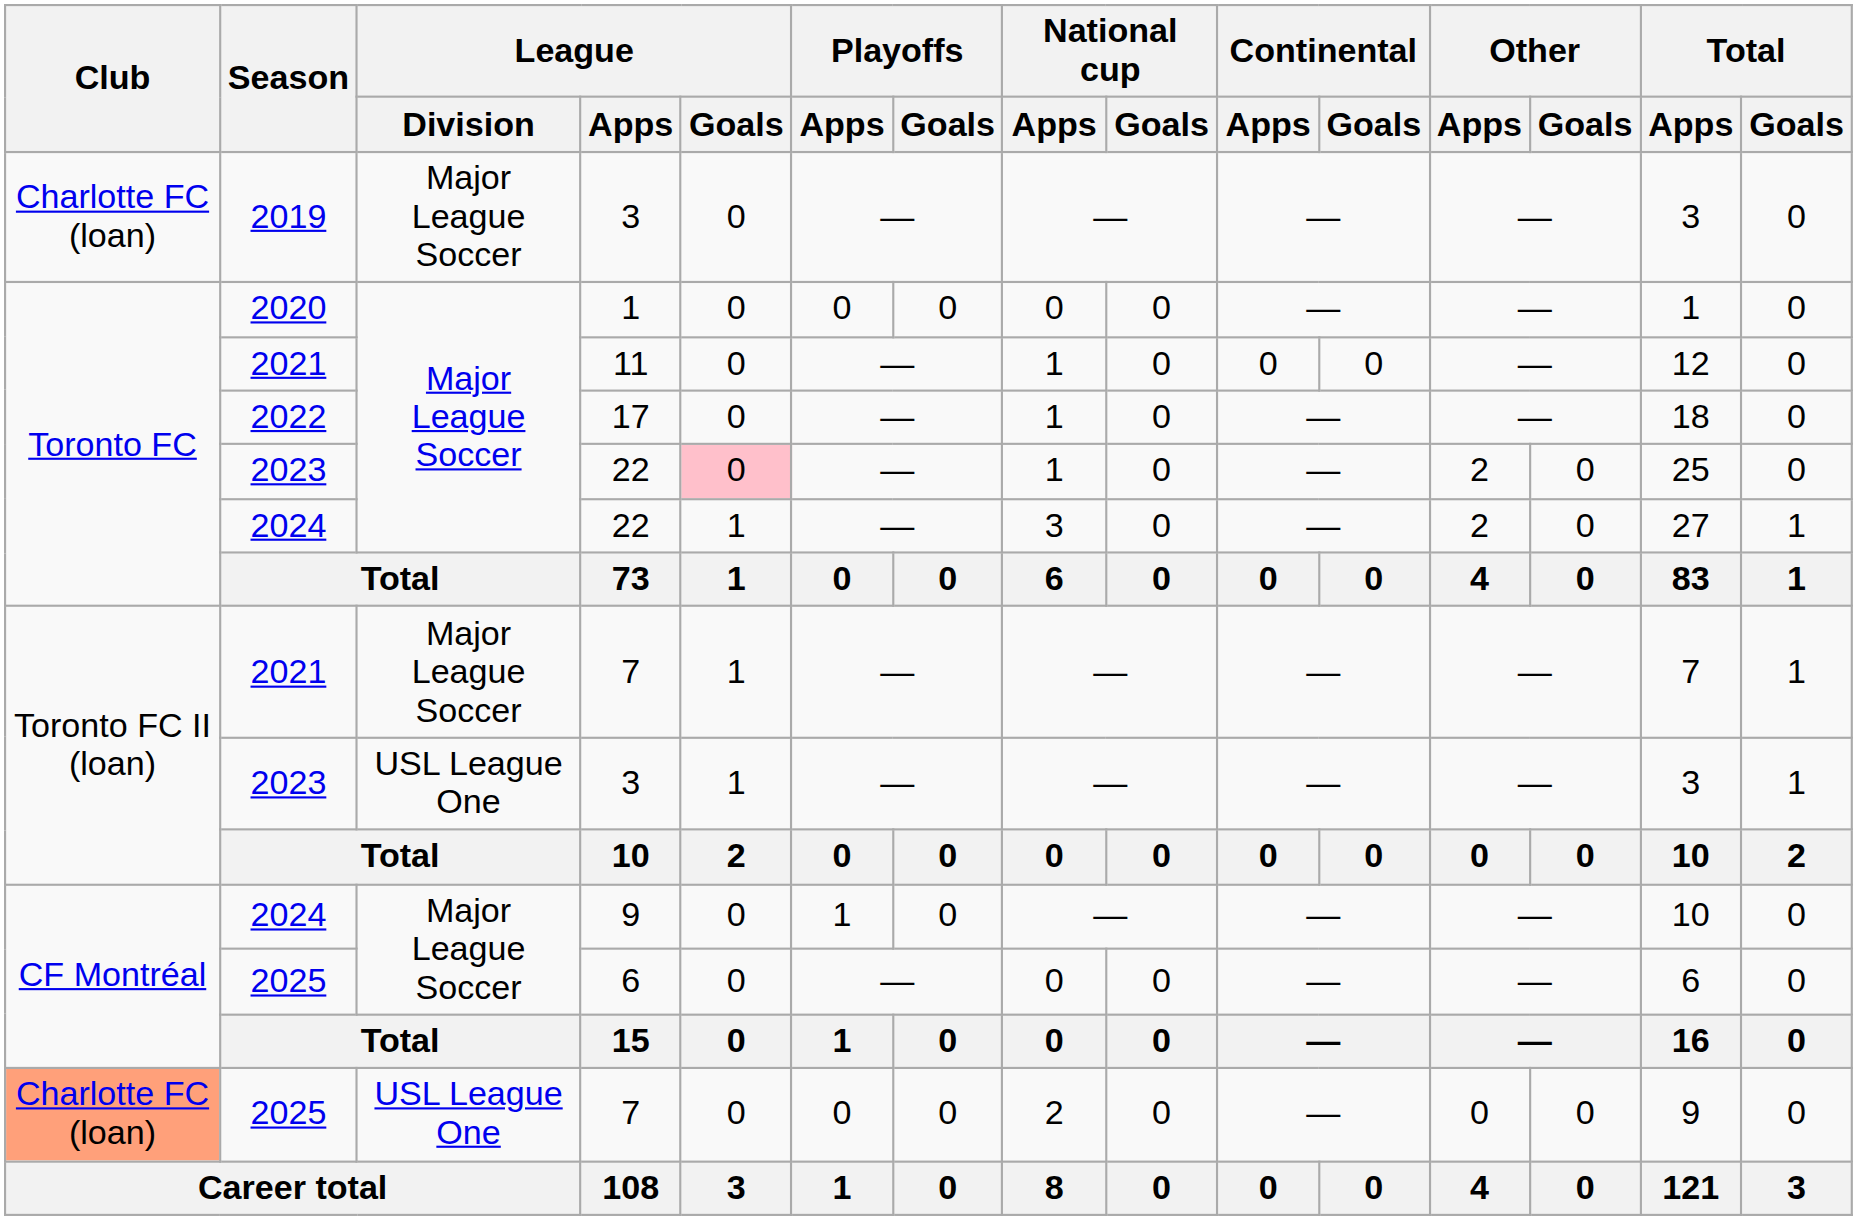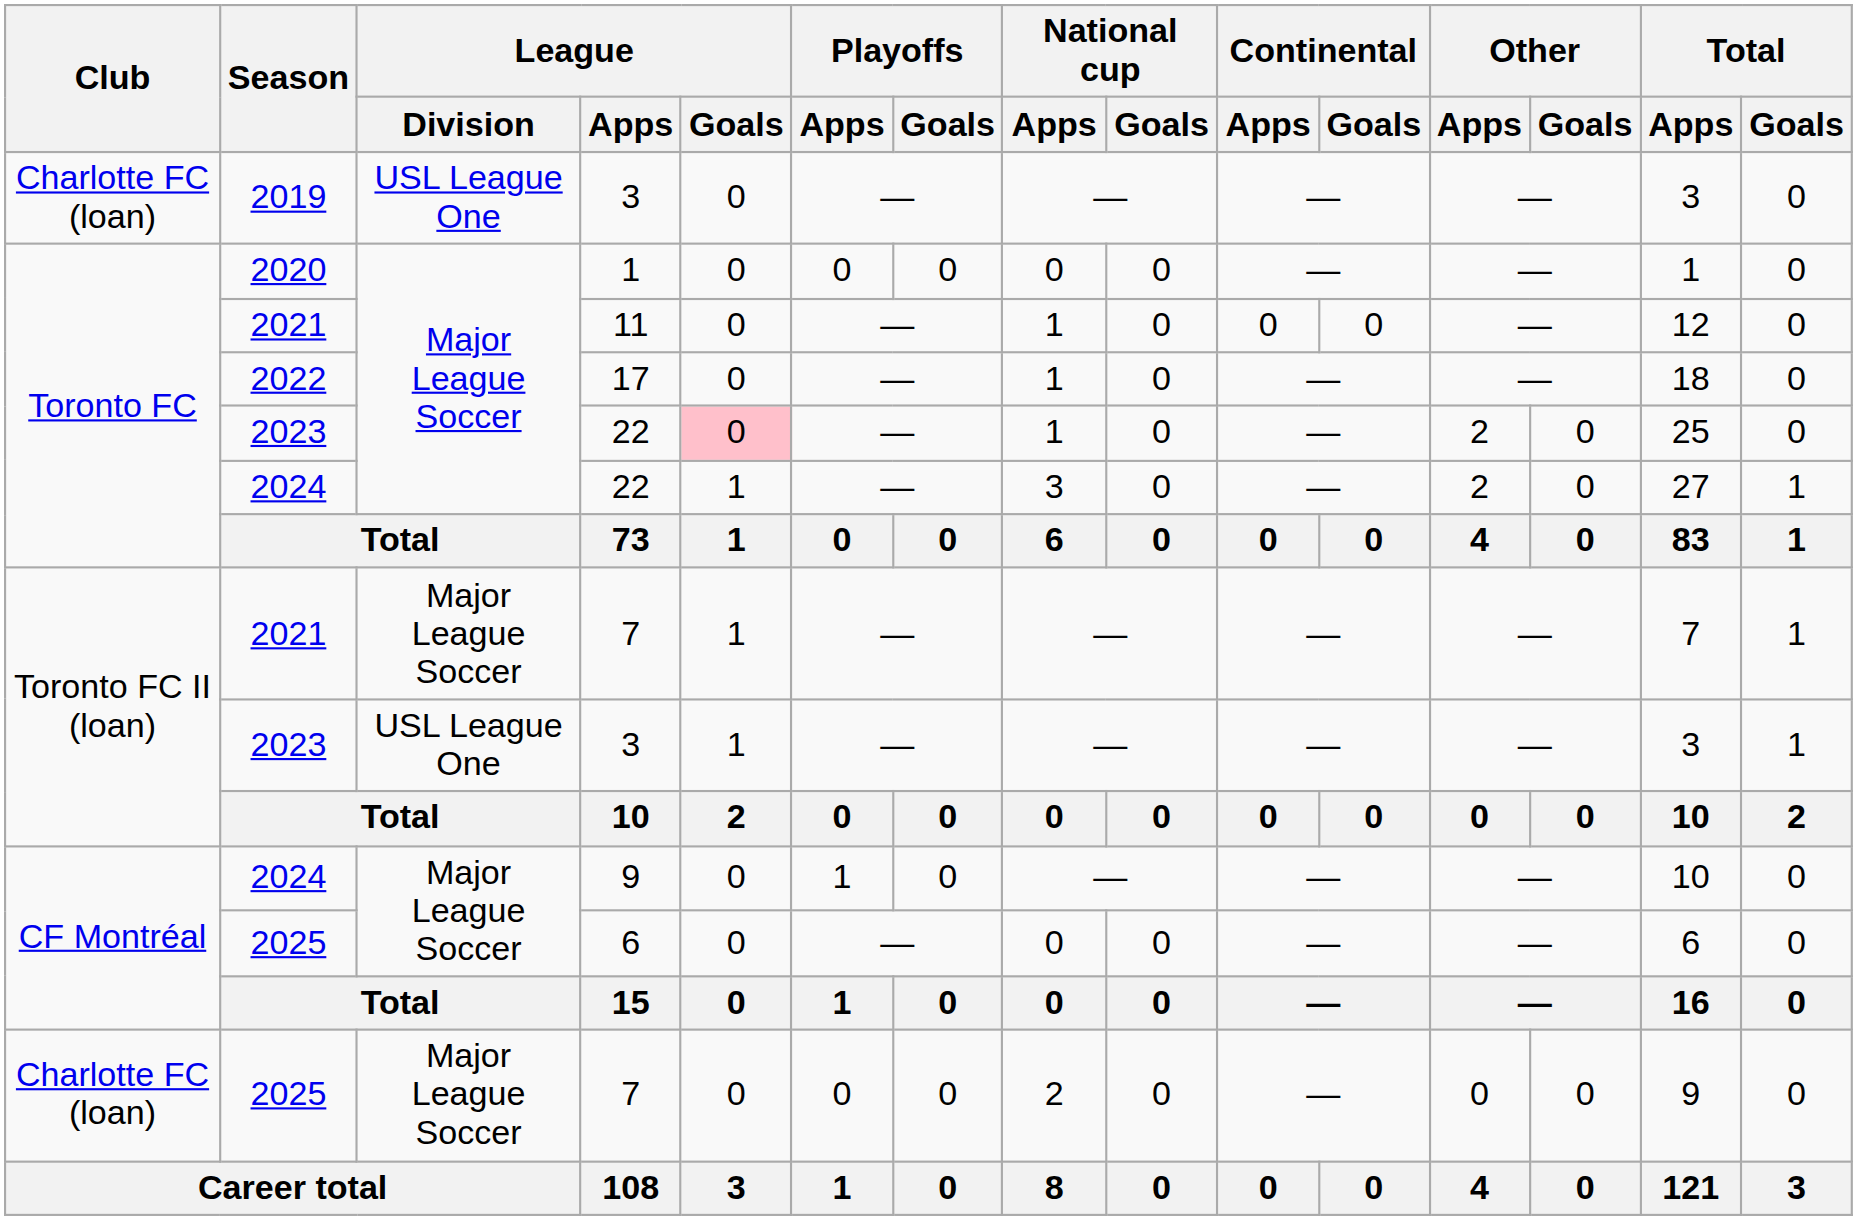(469, 216) Major League Soccer -> (469, 197) USL League One
(113, 1114) lightsalmon background -> (113, 1094) no background
(469, 1114) USL League One -> (469, 1094) Major League Soccer
